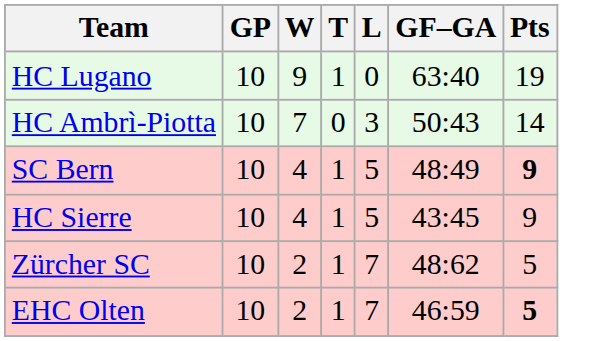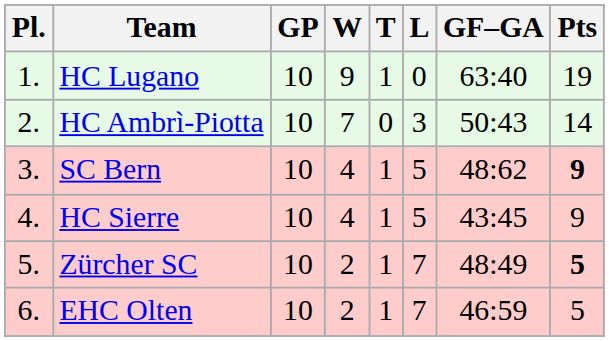+ column: (29, 28)
(446, 169) 48:49 -> (493, 169) 48:62
(446, 264) 48:62 -> (493, 264) 48:49
(530, 264) normal -> (577, 264) bold
(530, 311) bold -> (577, 311) normal
